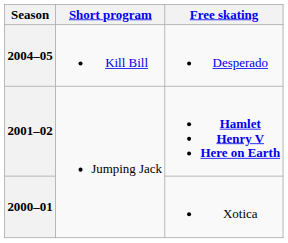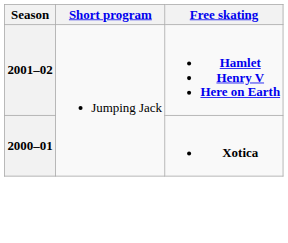- row: (30, 55)
(224, 214) normal -> (224, 153) bold
